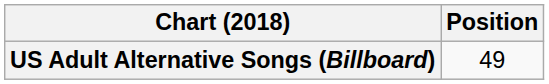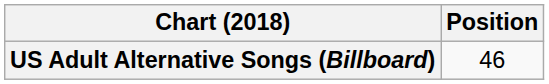(492, 60) 49 -> (492, 60) 46
